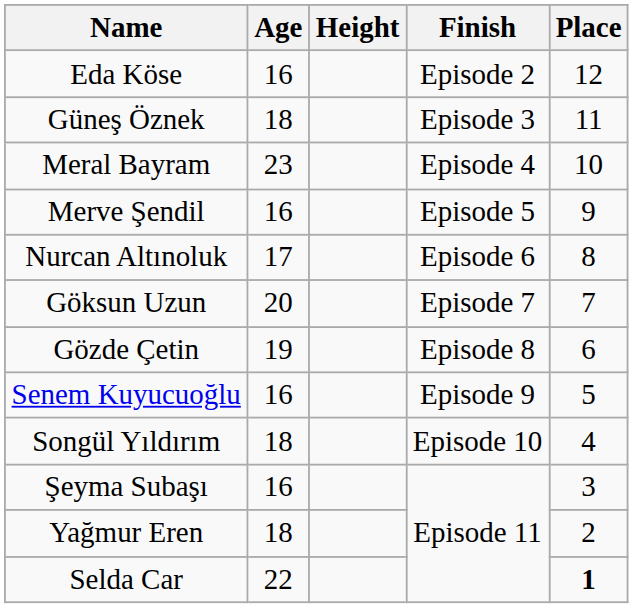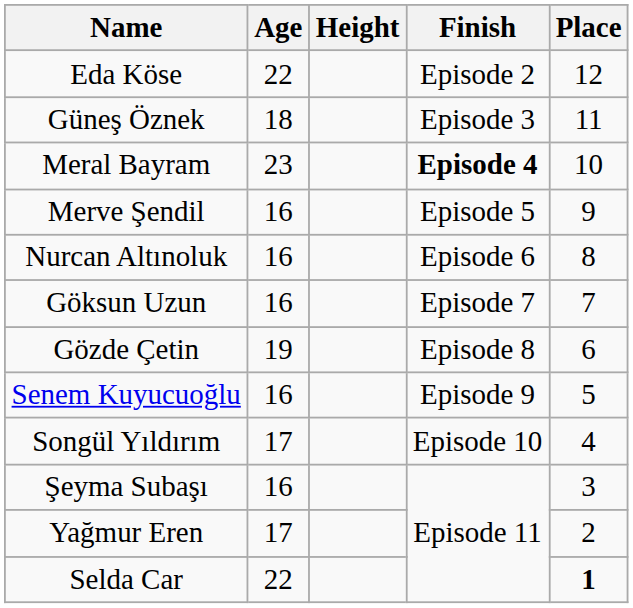(278, 73) 16 -> (278, 73) 22
(478, 165) normal -> (478, 165) bold
(278, 257) 17 -> (278, 257) 16
(278, 303) 20 -> (278, 303) 16
(278, 440) 18 -> (278, 440) 17
(278, 532) 18 -> (278, 532) 17
